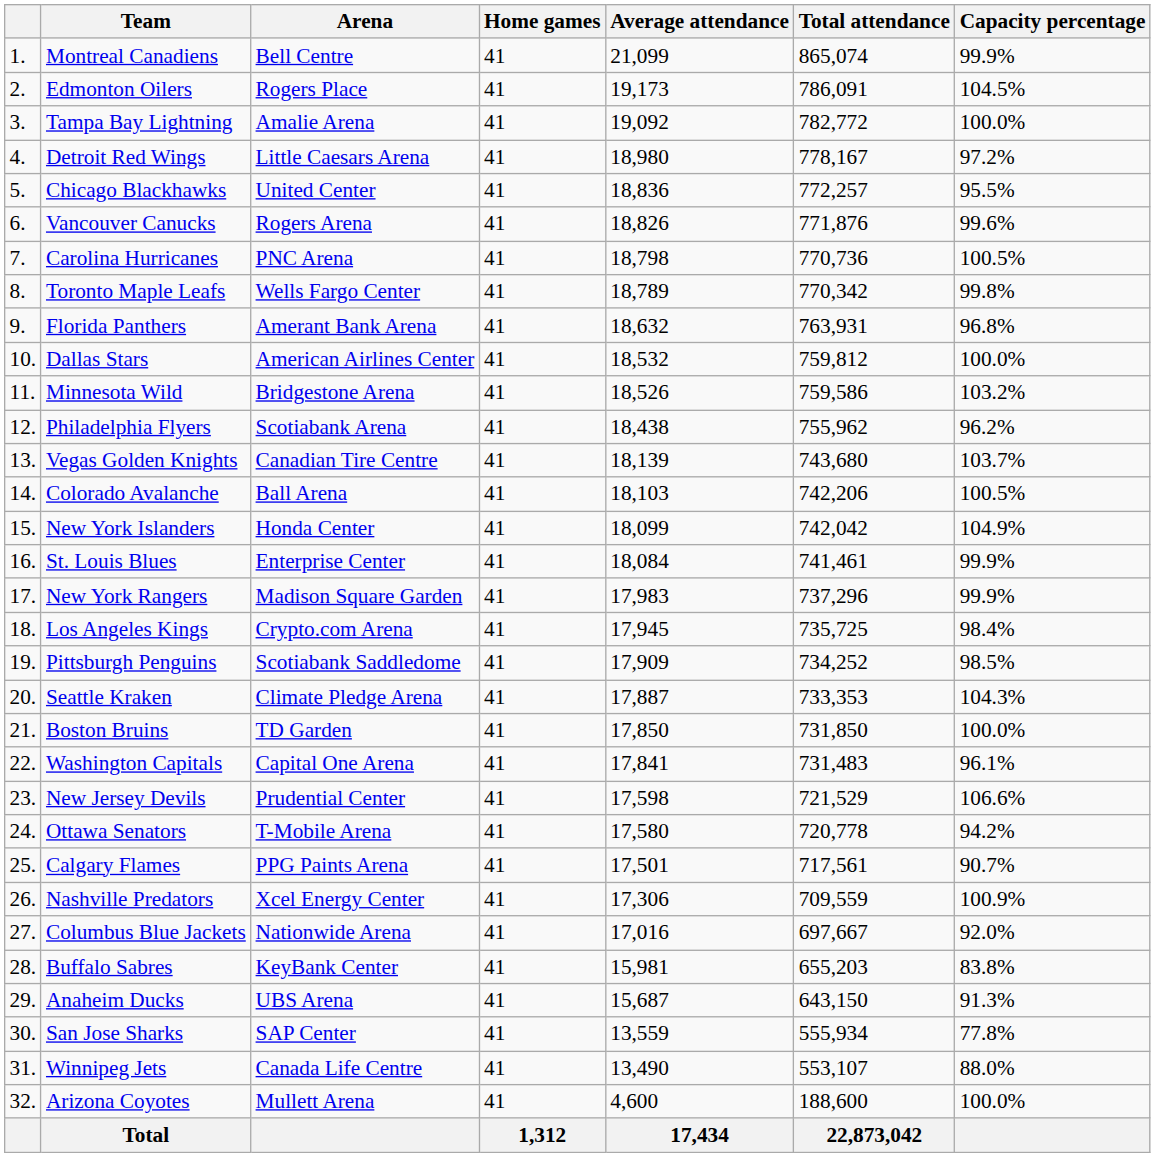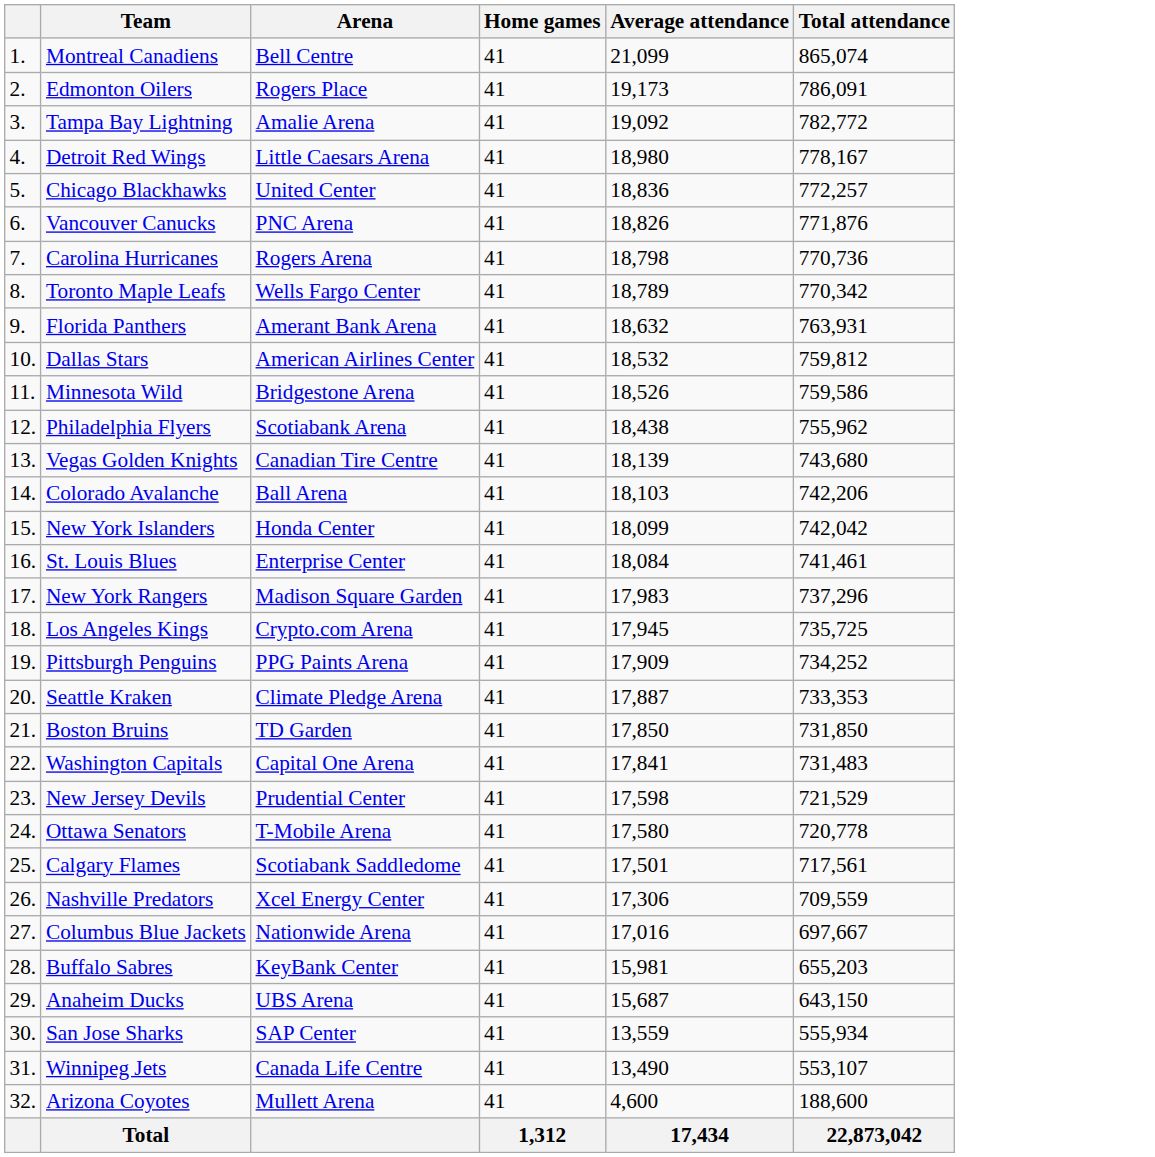- column: (1053, 21)
(314, 223) Rogers Arena -> (304, 223) PNC Arena
(304, 257) PNC Arena -> (314, 257) Rogers Arena
(358, 662) Scotiabank Saddledome -> (332, 662) PPG Paints Arena
(332, 865) PPG Paints Arena -> (358, 865) Scotiabank Saddledome
